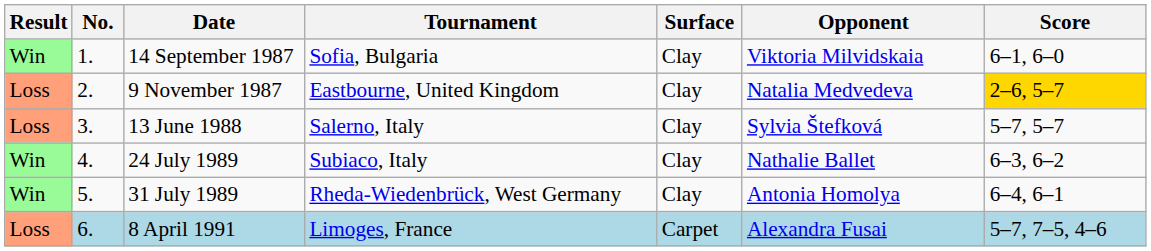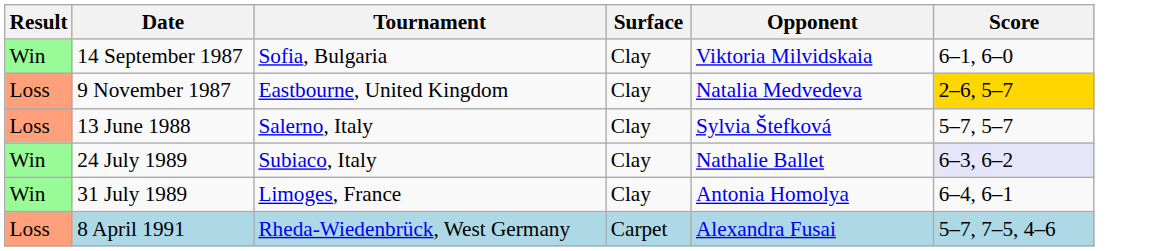- column: (98, 21)
(1027, 159) no background -> (976, 159) lavender background
(465, 193) Rheda-Wiedenbrück, West Germany -> (330, 193) Limoges, France
(381, 228) Limoges, France -> (414, 228) Rheda-Wiedenbrück, West Germany
